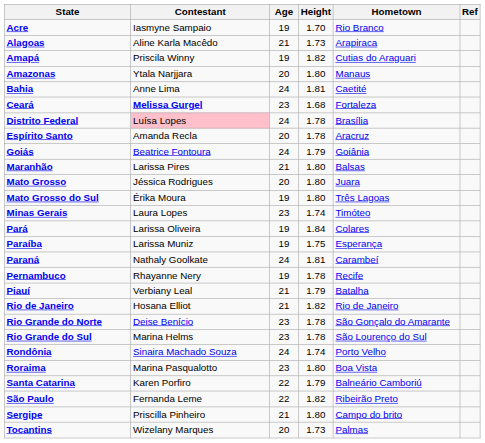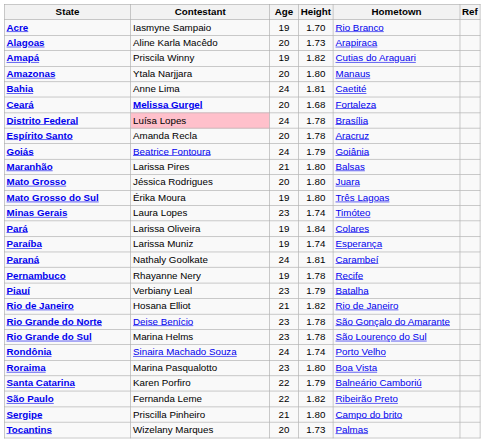(284, 43) 21 -> (284, 43) 20
(284, 105) 23 -> (284, 105) 20
(316, 244) 1.75 -> (316, 244) 1.74
(284, 290) 21 -> (284, 290) 23
